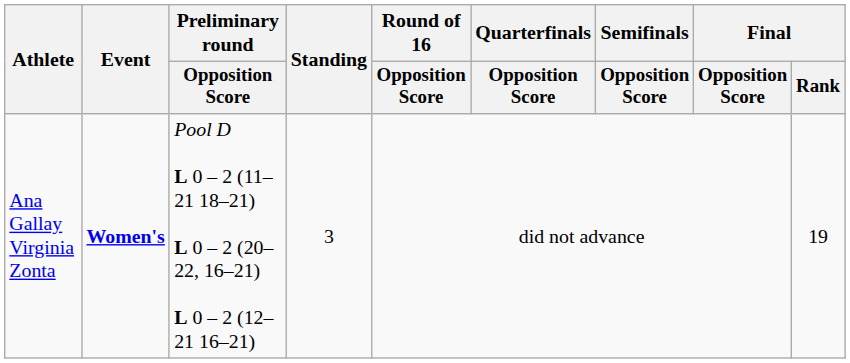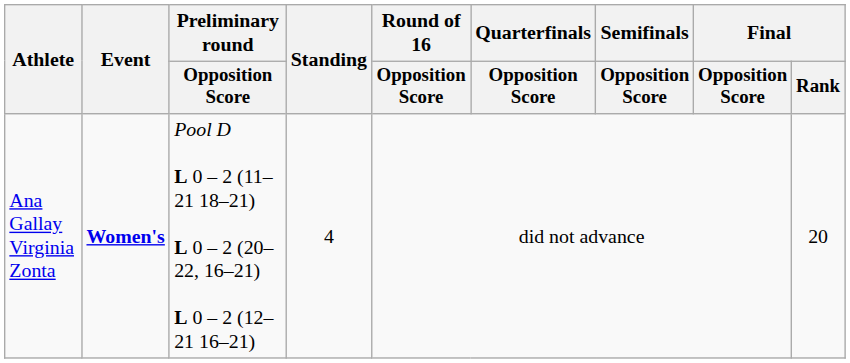(329, 236) 3 -> (329, 236) 4
(818, 236) 19 -> (818, 236) 20
